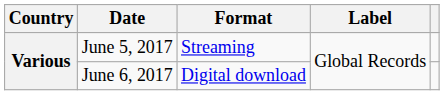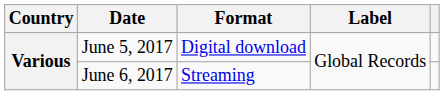(218, 47) Streaming -> (243, 47) Digital download
(243, 75) Digital download -> (218, 75) Streaming
